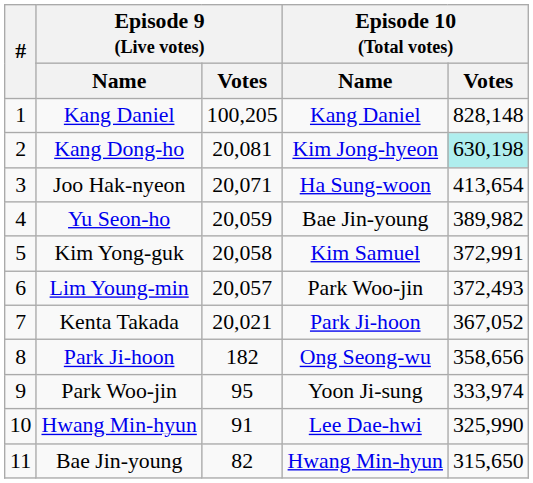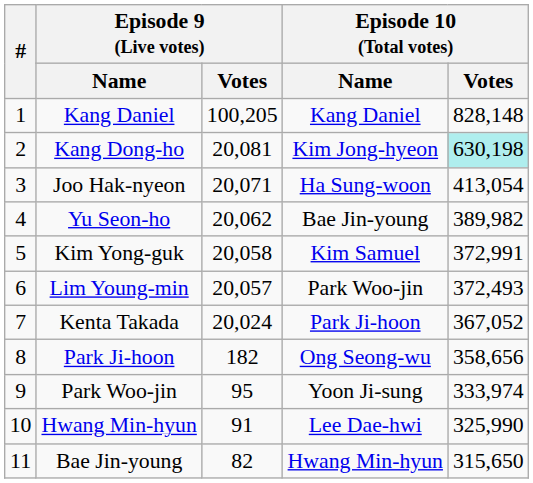(488, 184) 413,654 -> (488, 184) 413,054
(242, 218) 20,059 -> (242, 218) 20,062
(242, 322) 20,021 -> (242, 322) 20,024
